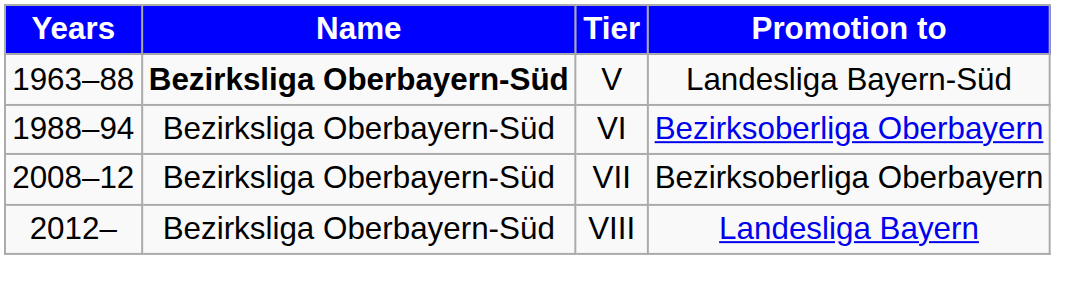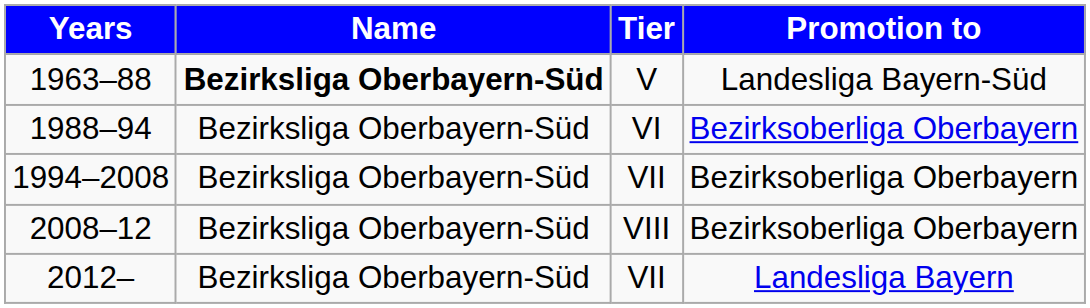+ row: (91, 178)
(612, 178) VII -> (647, 228) VIII
(612, 228) VIII -> (647, 278) VII
